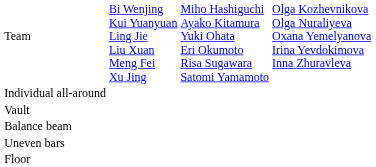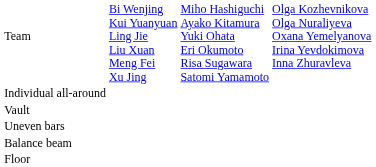rows swapped: (34, 143) <-> (38, 126)
